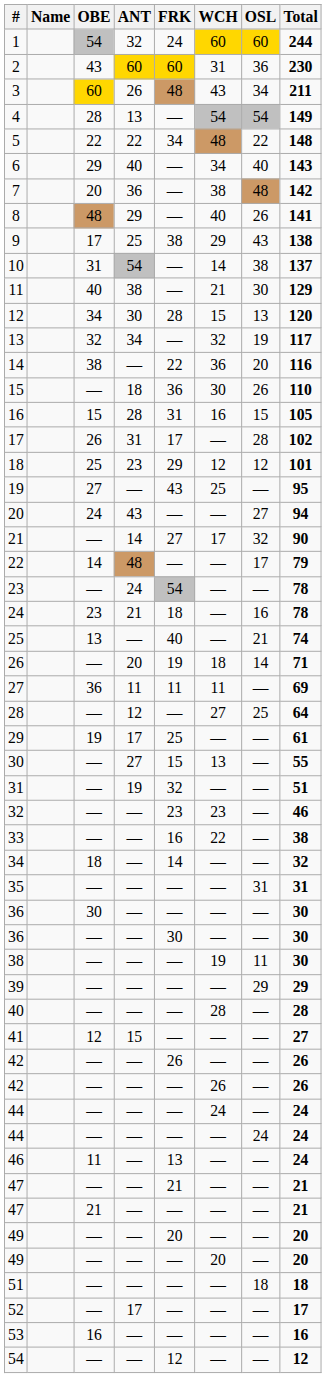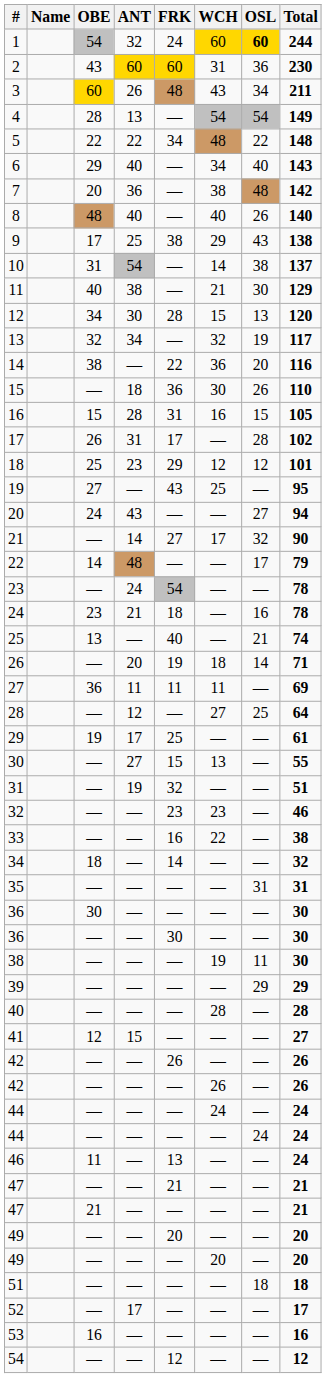(261, 41) normal -> (261, 41) bold
(134, 215) 29 -> (134, 215) 40
(301, 215) 141 -> (301, 215) 140
